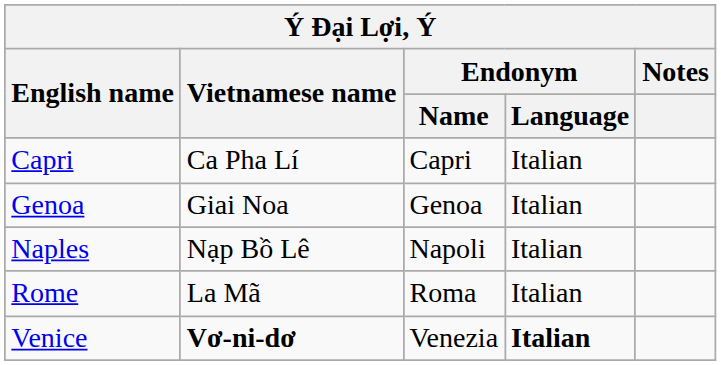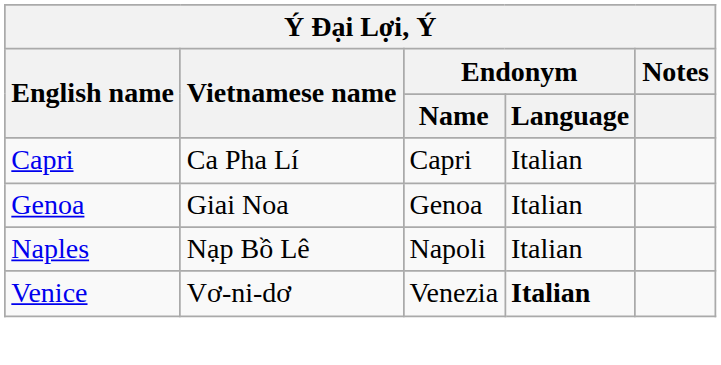- row: (45, 293)
(241, 337) bold -> (239, 293) normal
